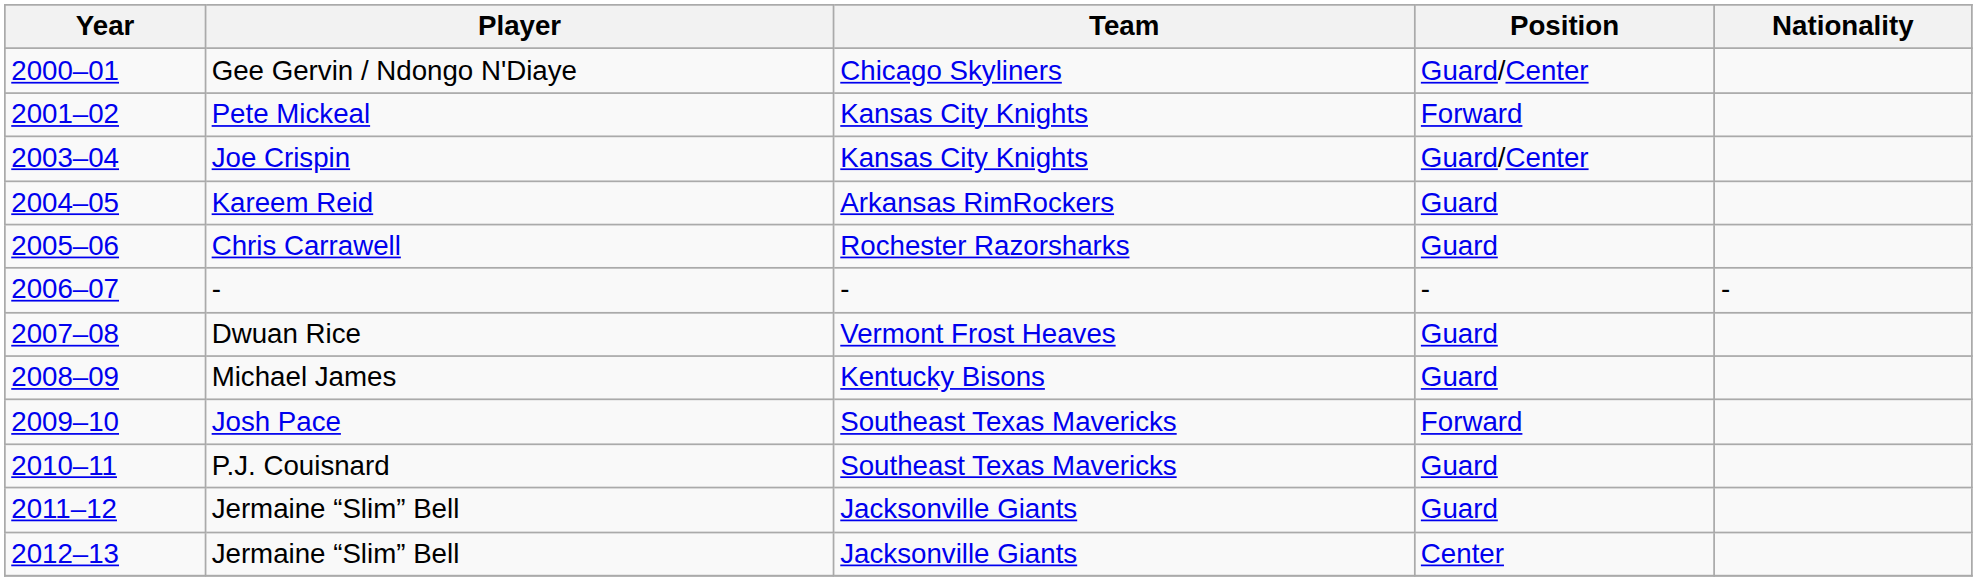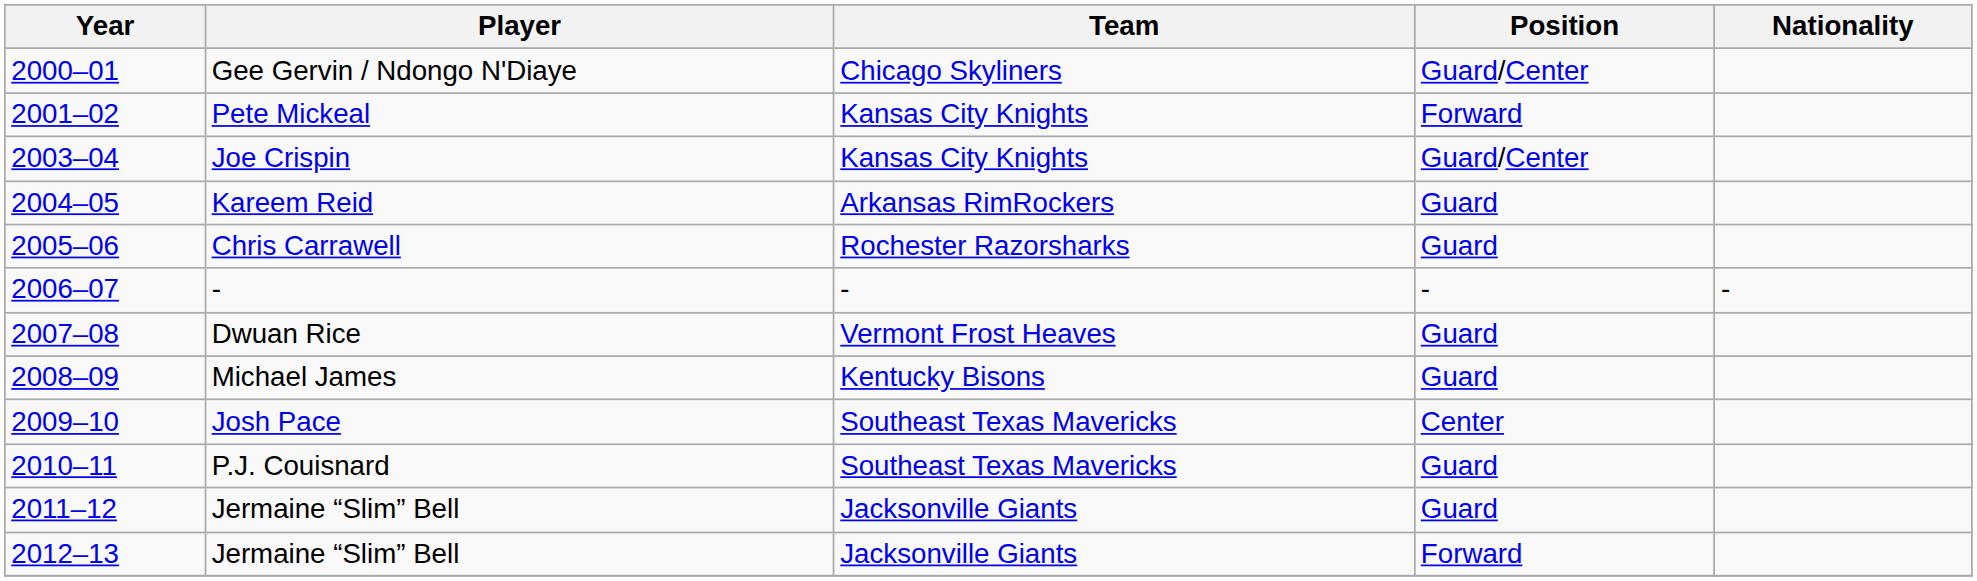(1472, 421) Forward -> (1462, 421) Center
(1462, 553) Center -> (1472, 553) Forward
